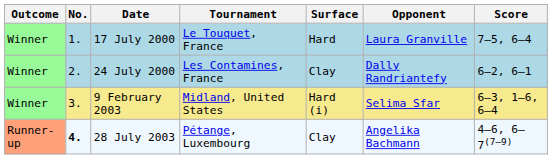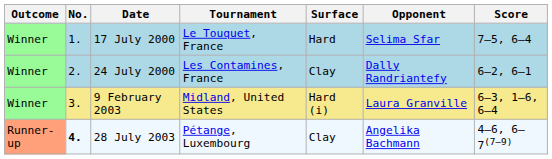(416, 39) Laura Granville -> (403, 39) Selima Sfar
(403, 103) Selima Sfar -> (416, 103) Laura Granville
